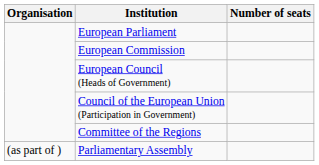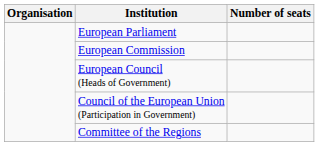- row: (135, 151)
